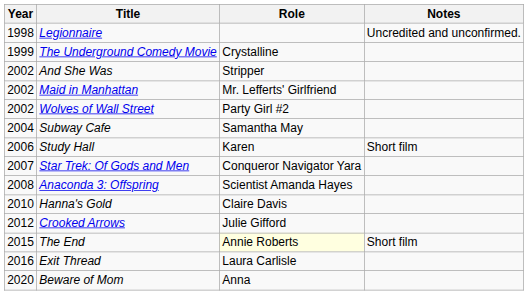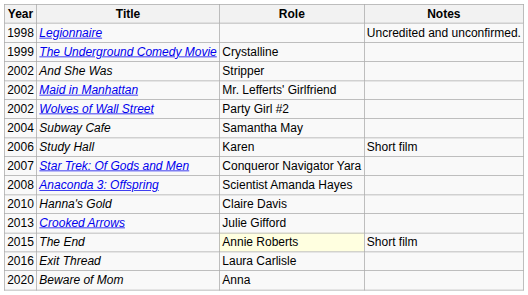(20, 223) 2012 -> (20, 223) 2013
